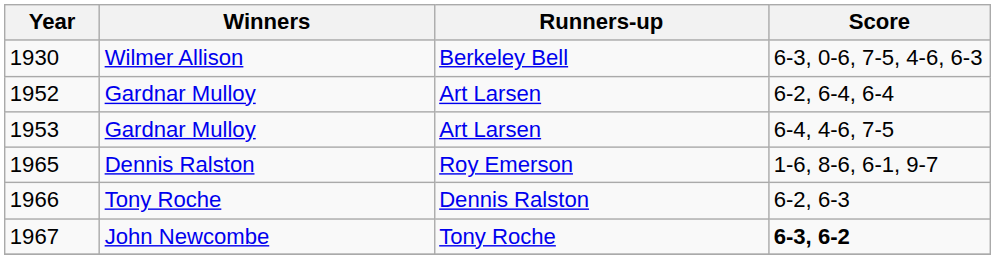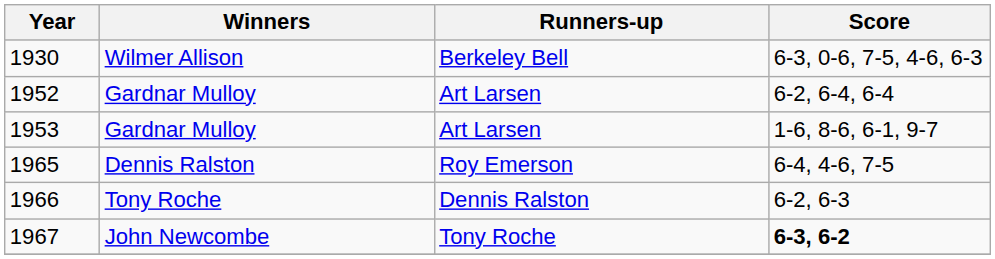(834, 128) 6-4, 4-6, 7-5 -> (856, 128) 1-6, 8-6, 6-1, 9-7
(856, 164) 1-6, 8-6, 6-1, 9-7 -> (834, 164) 6-4, 4-6, 7-5
